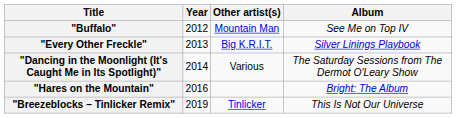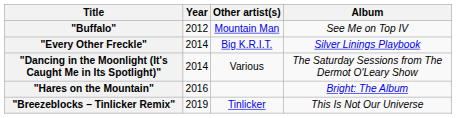(197, 45) 2013 -> (197, 45) 2014
